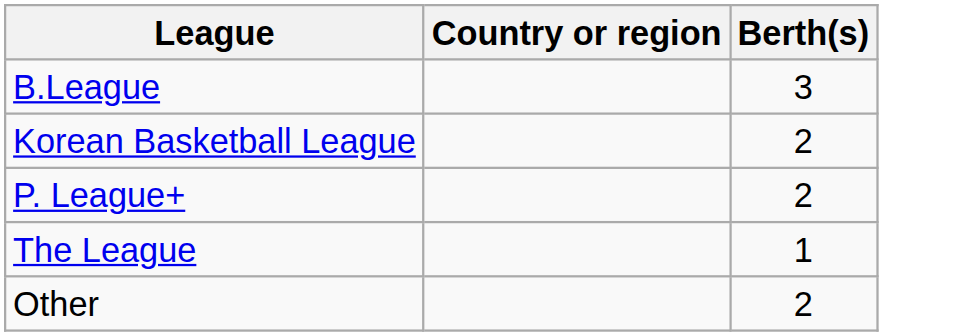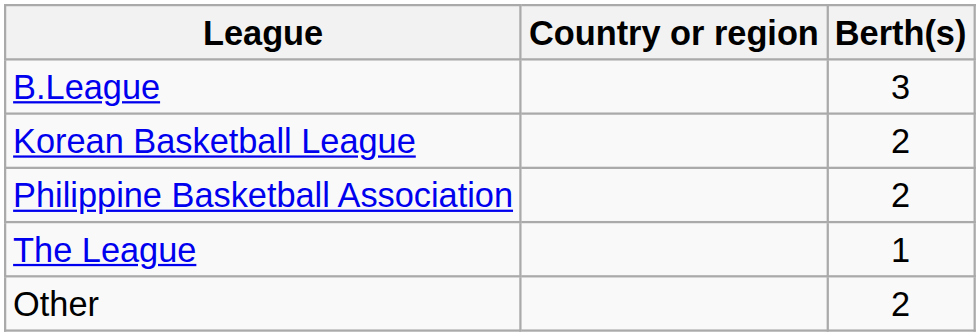- row: (99, 196)
+ row: (263, 196)
